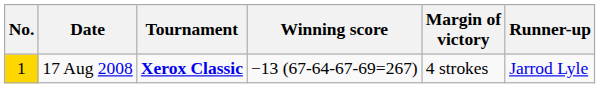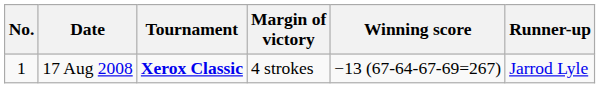columns swapped: (334, 29) <-> (463, 29)
(21, 68) gold background -> (21, 68) no background
